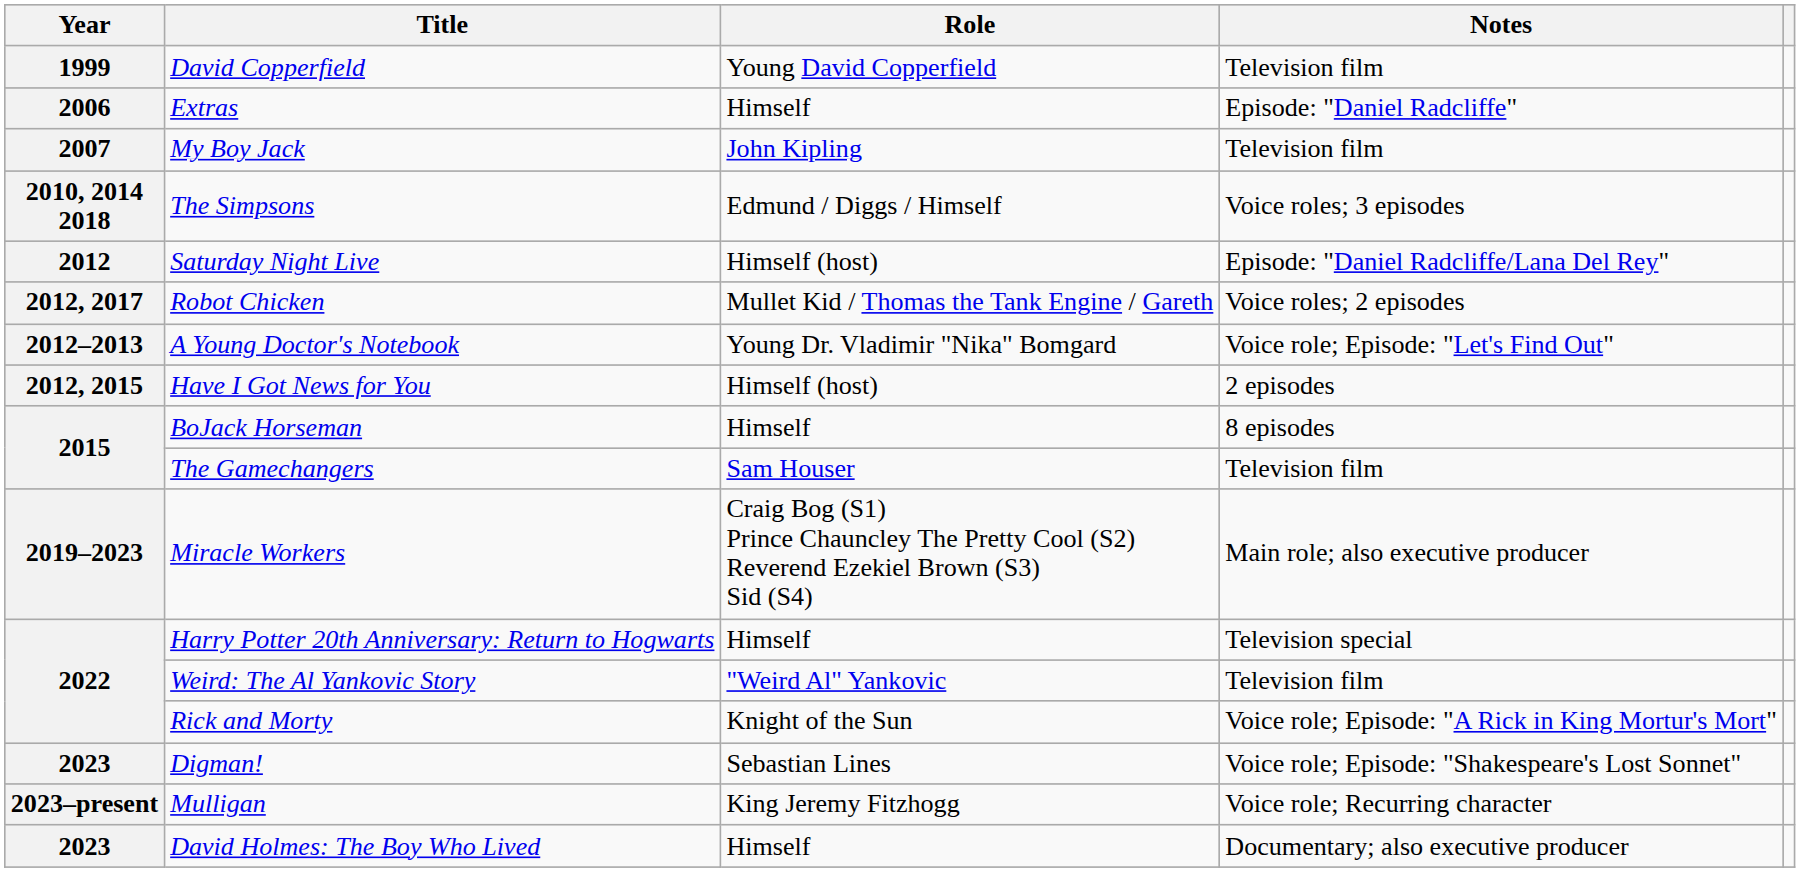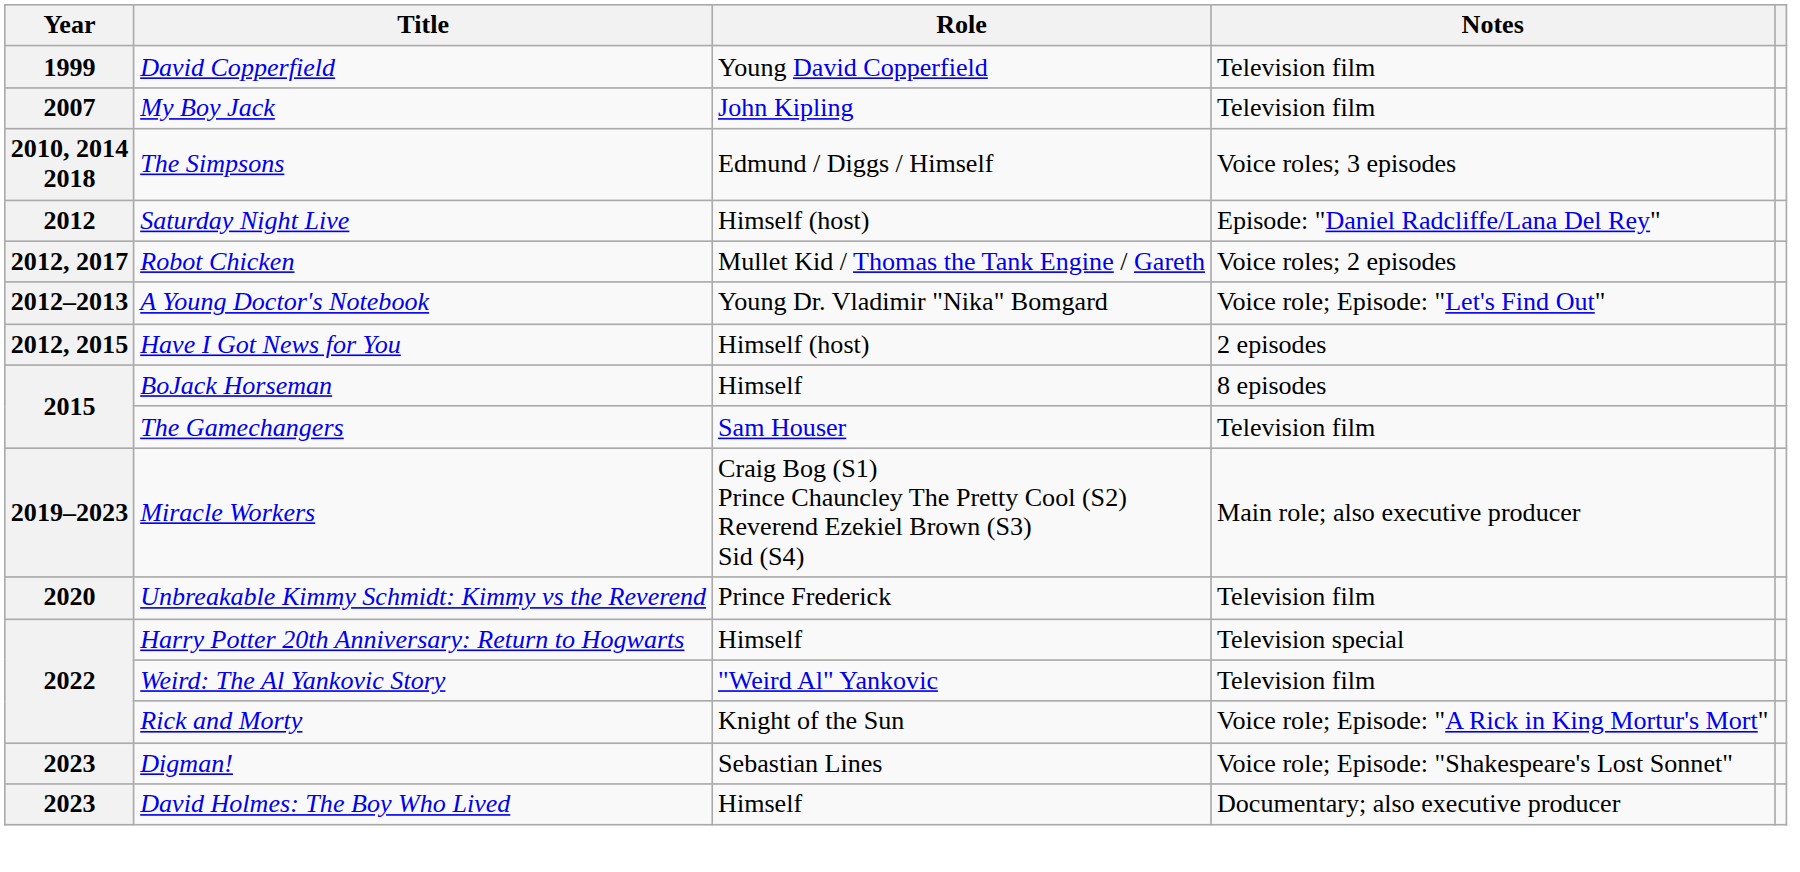- row: (204, 107)
+ row: (423, 597)
- row: (218, 804)
